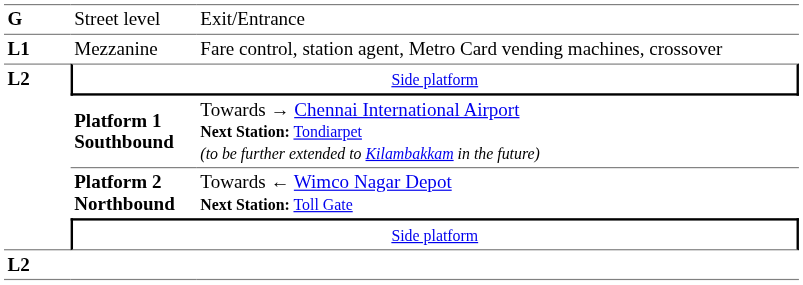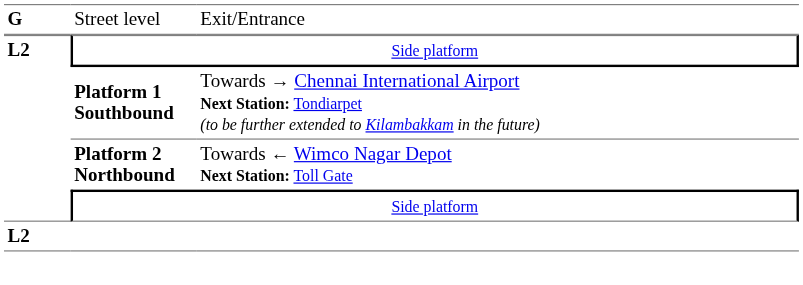- row: (116, 49)
